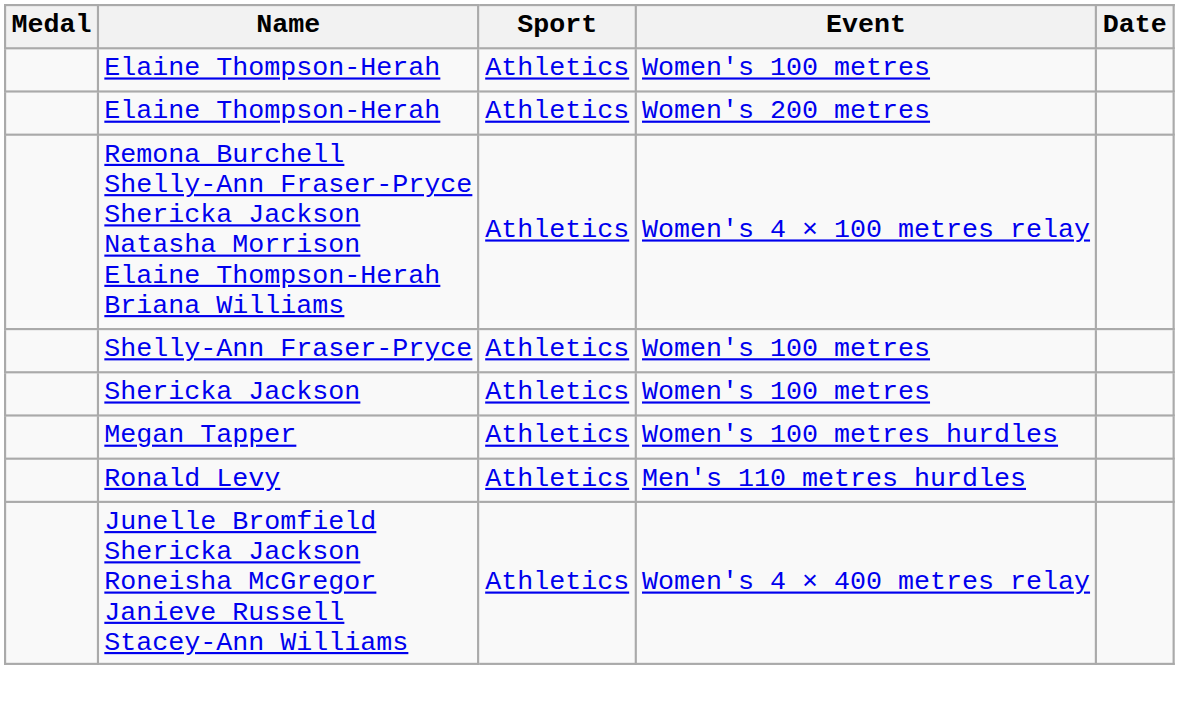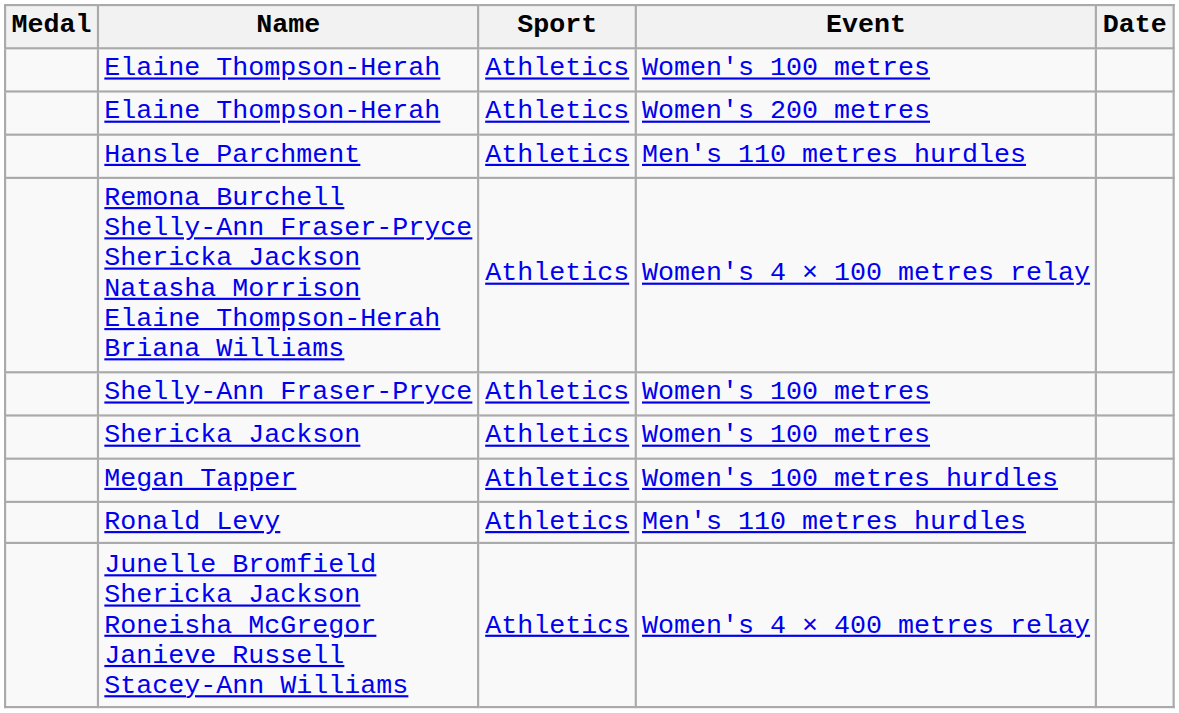+ row: (232, 156)
